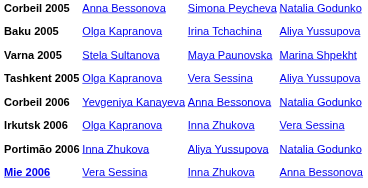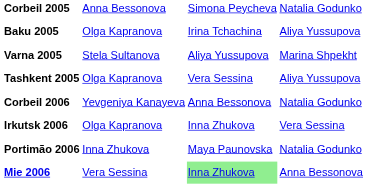(230, 55) Maya Paunovska -> (228, 55) Aliya Yussupova
(228, 149) Aliya Yussupova -> (230, 149) Maya Paunovska
(221, 172) no background -> (221, 172) lightgreen background
